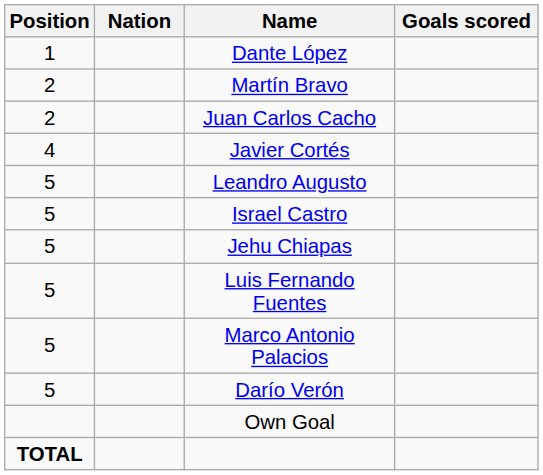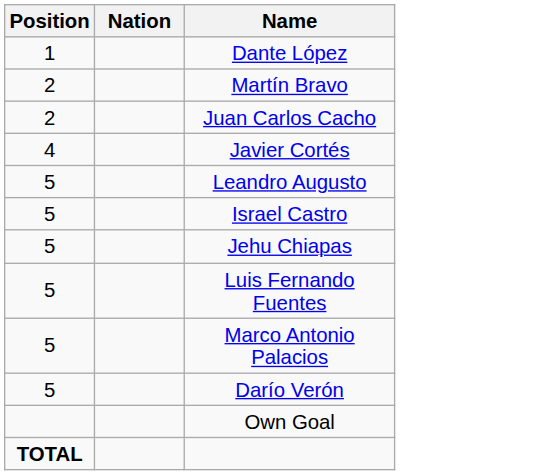- column: (467, 21)
